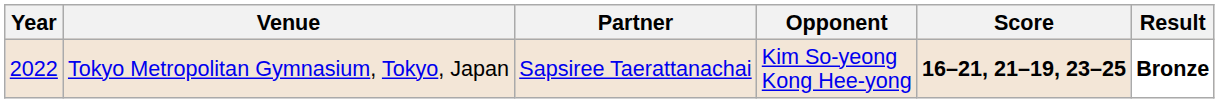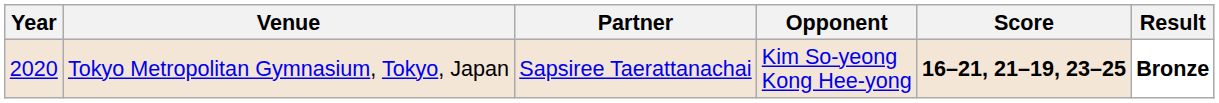(34, 68) 2022 -> (34, 68) 2020
